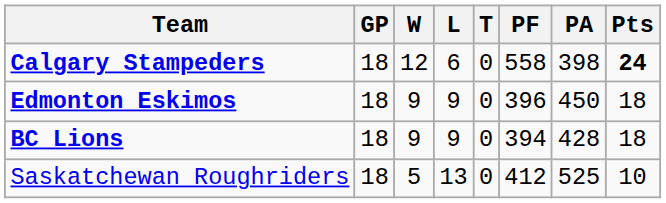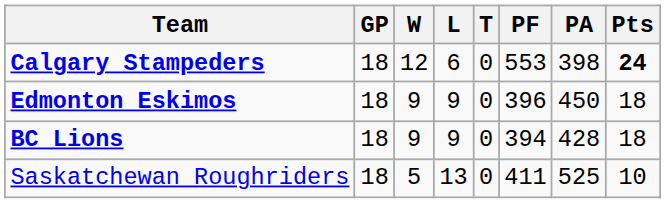(525, 63) 558 -> (525, 63) 553
(525, 178) 412 -> (525, 178) 411
